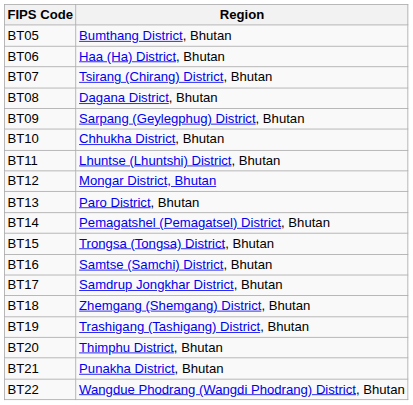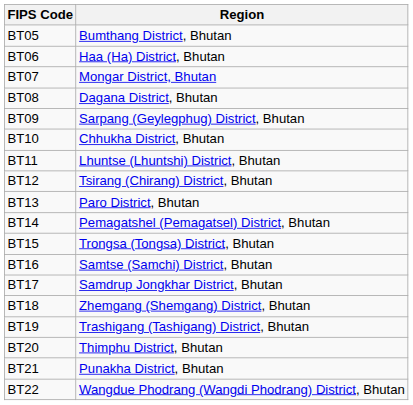(176, 77) Tsirang (Chirang) District, Bhutan -> (148, 77) Mongar District, Bhutan
(148, 181) Mongar District, Bhutan -> (176, 181) Tsirang (Chirang) District, Bhutan
